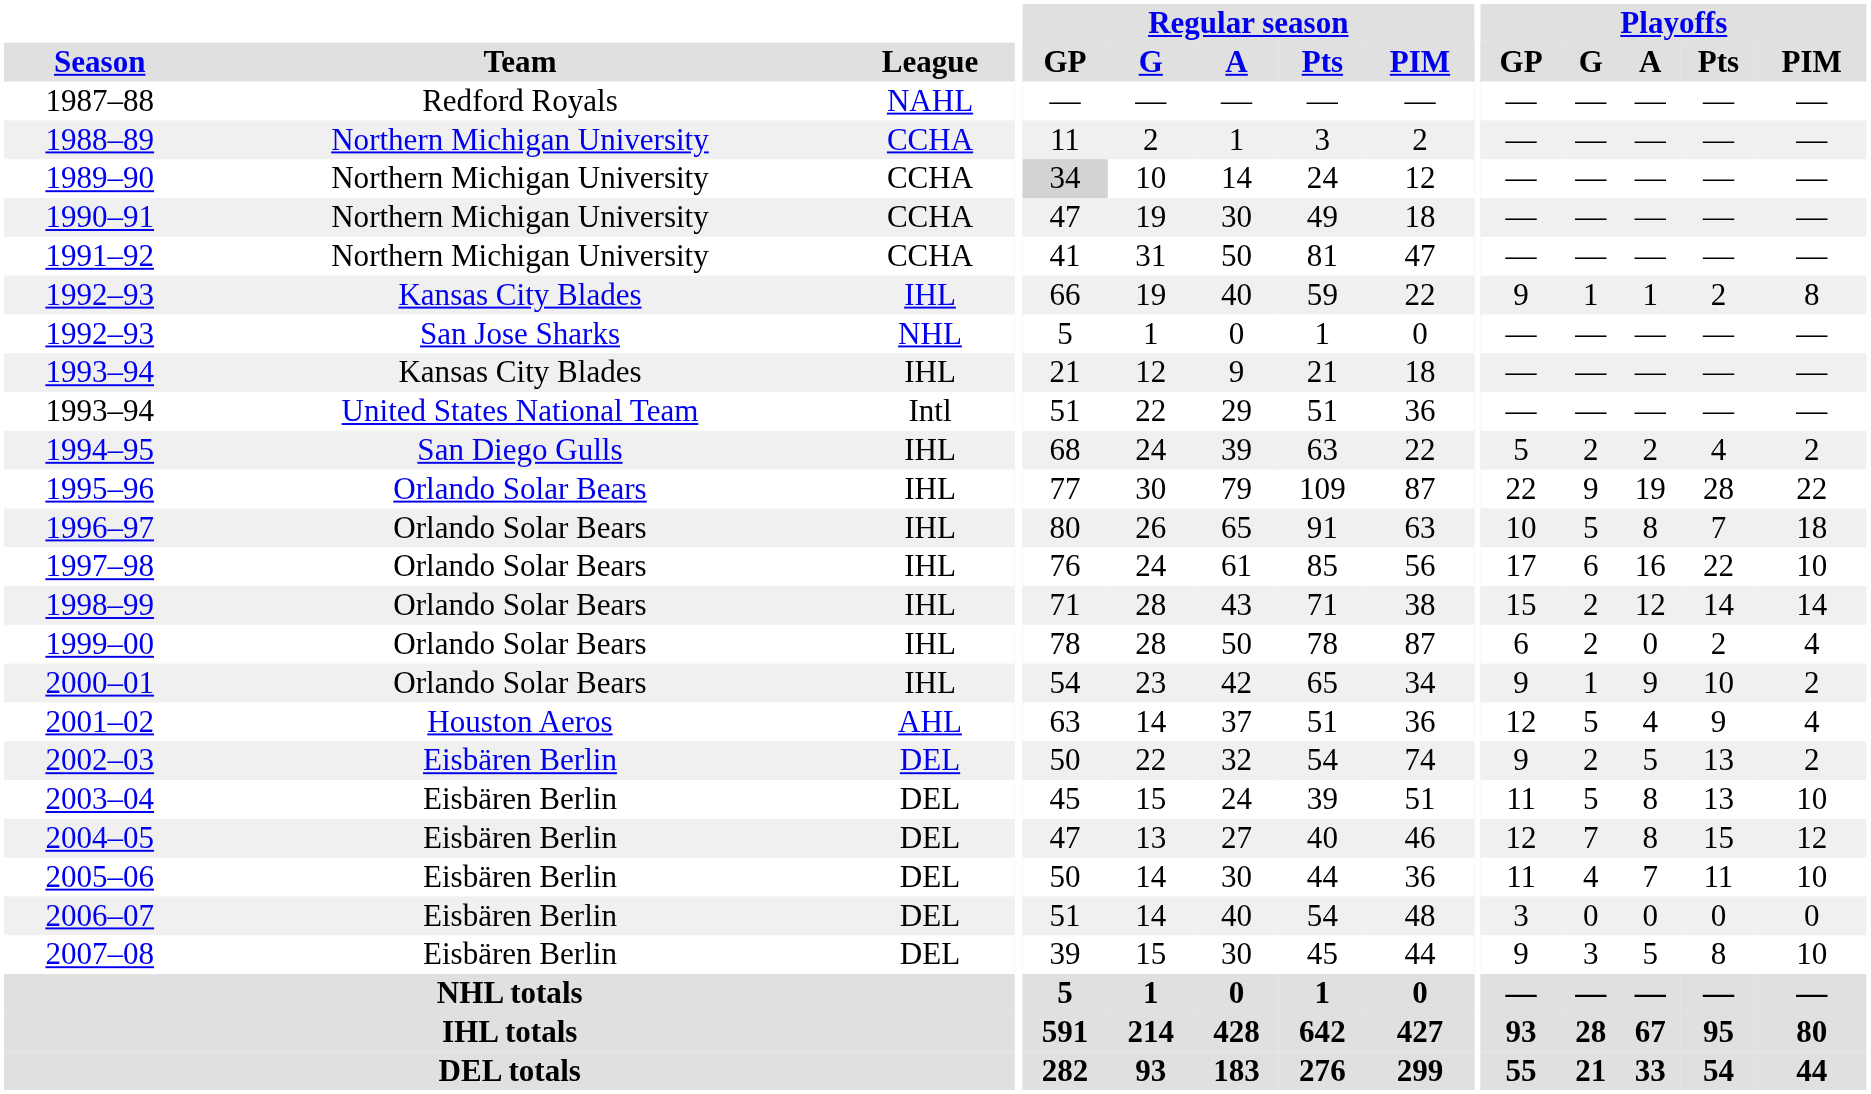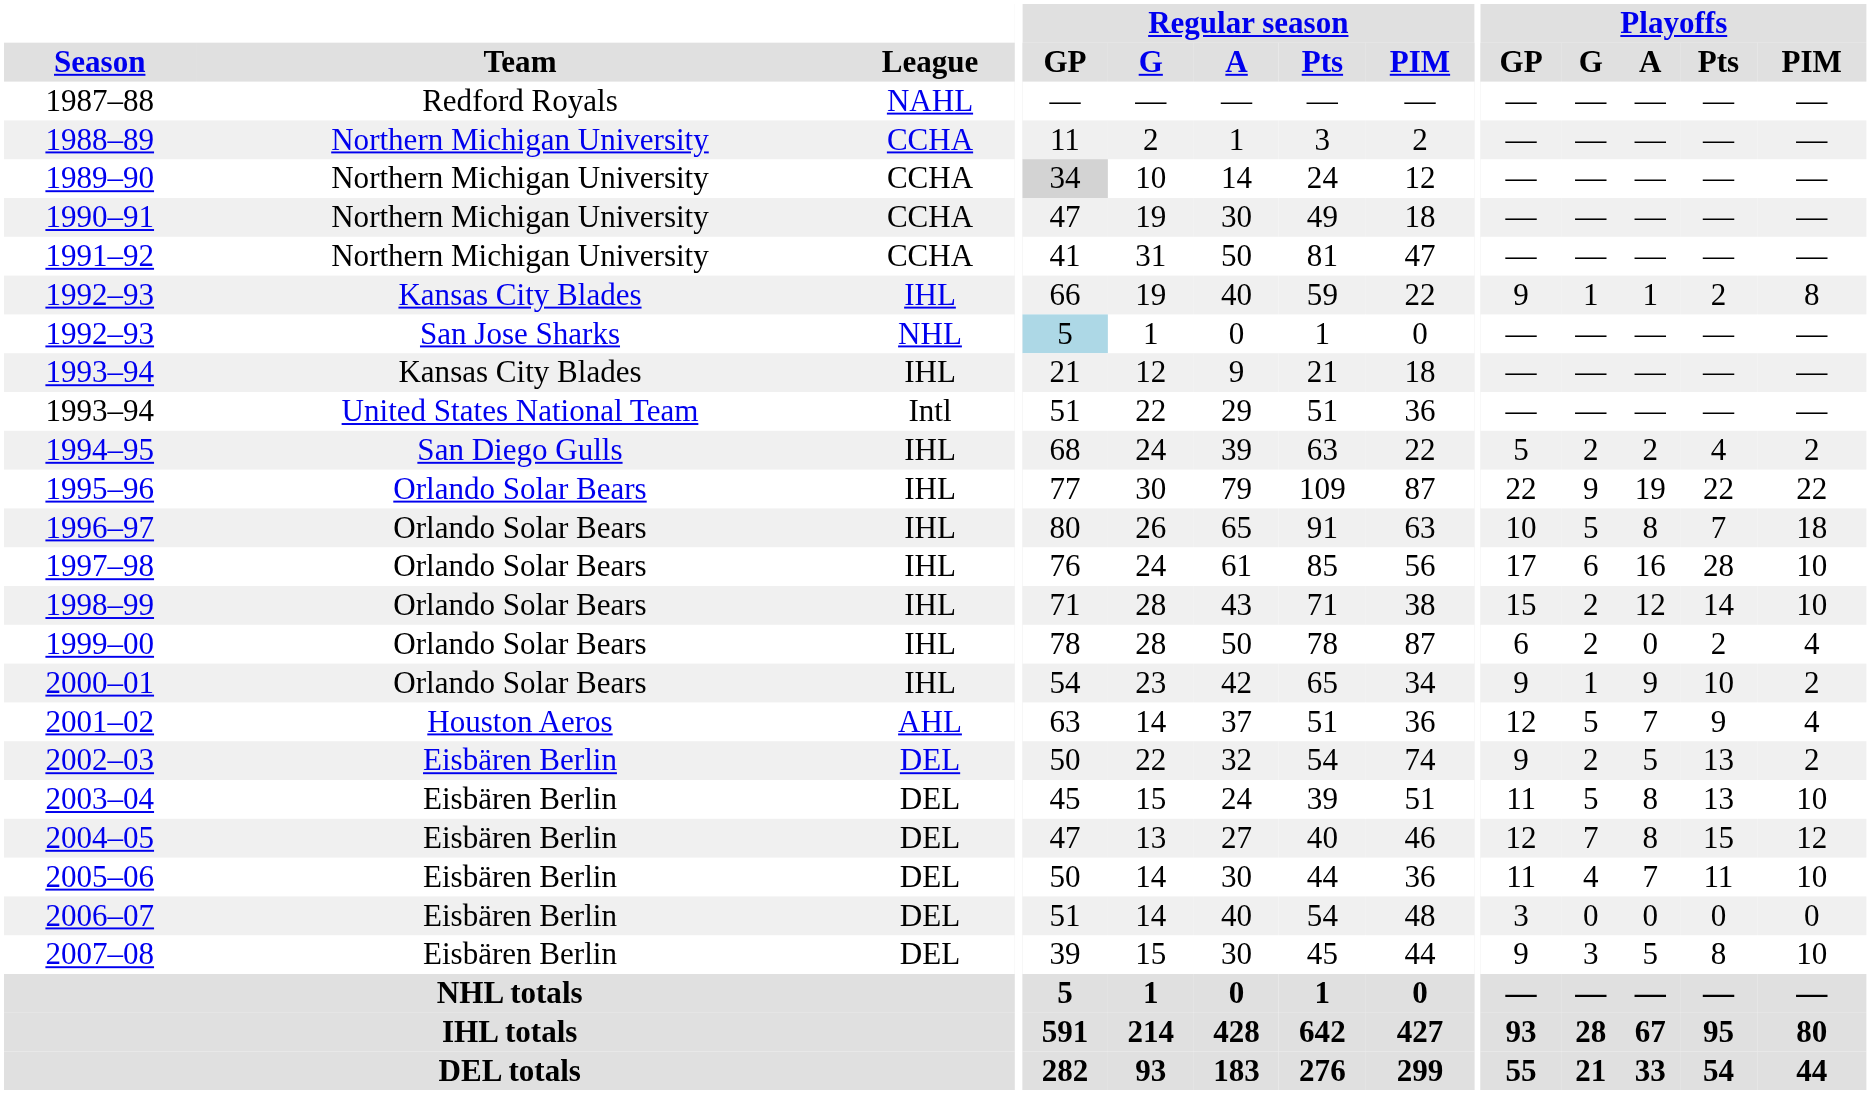(1065, 333) no background -> (1065, 333) lightblue background
(1718, 488) 28 -> (1718, 488) 22
(1718, 566) 22 -> (1718, 566) 28
(1812, 604) 14 -> (1812, 604) 10
(1650, 721) 4 -> (1650, 721) 7
